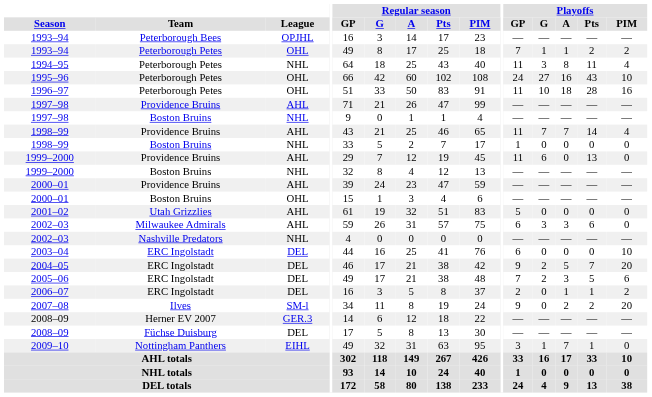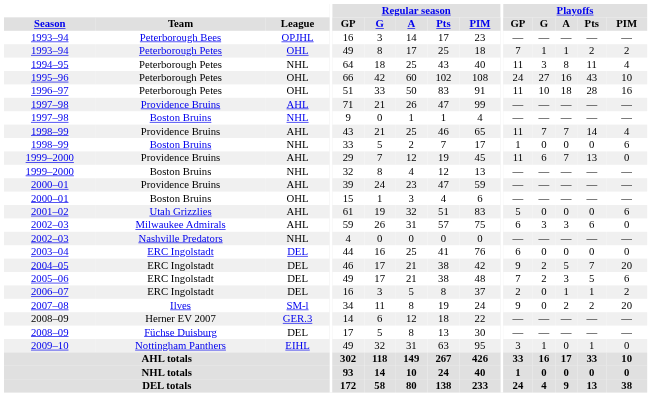(627, 144) 0 -> (627, 144) 6
(566, 158) 0 -> (566, 158) 7
(627, 211) 0 -> (627, 211) 6
(627, 252) 10 -> (627, 252) 0
(566, 345) 7 -> (566, 345) 0
